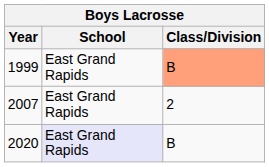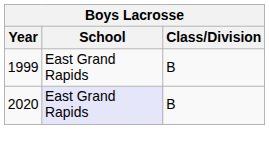(171, 67) lightsalmon background -> (171, 67) no background
- row: (23, 105)
